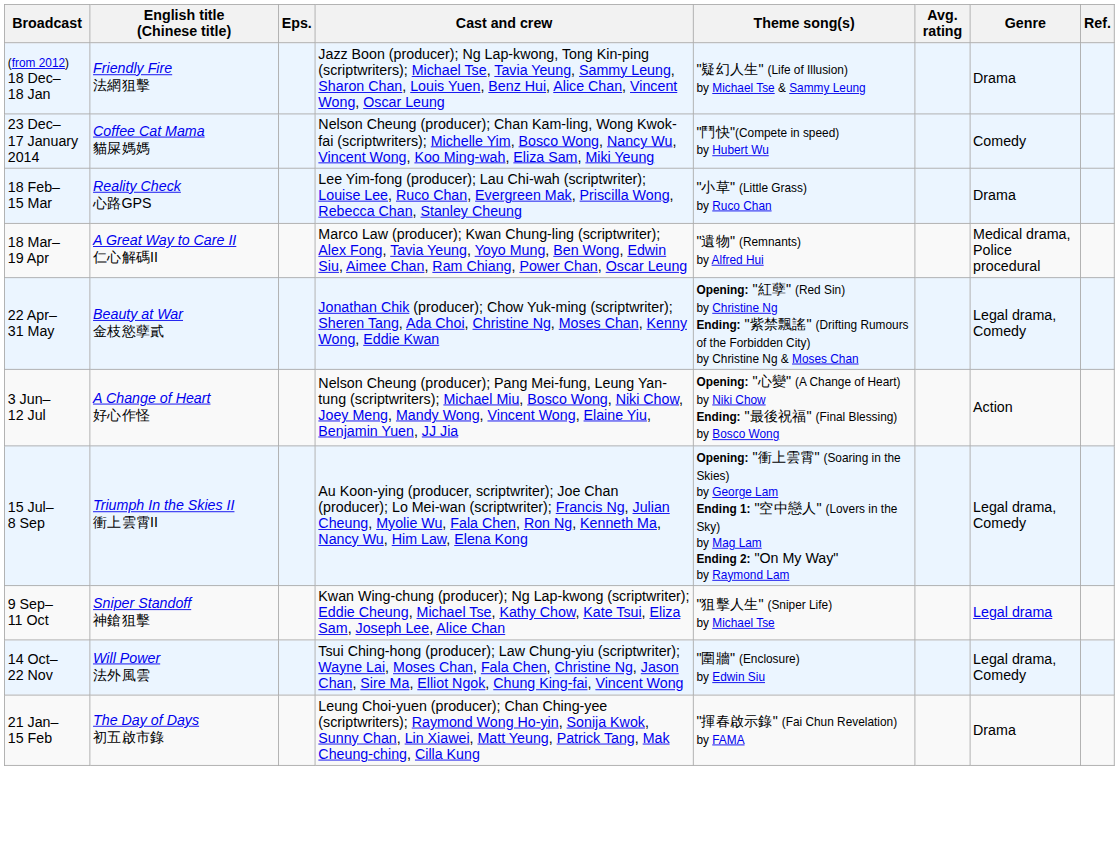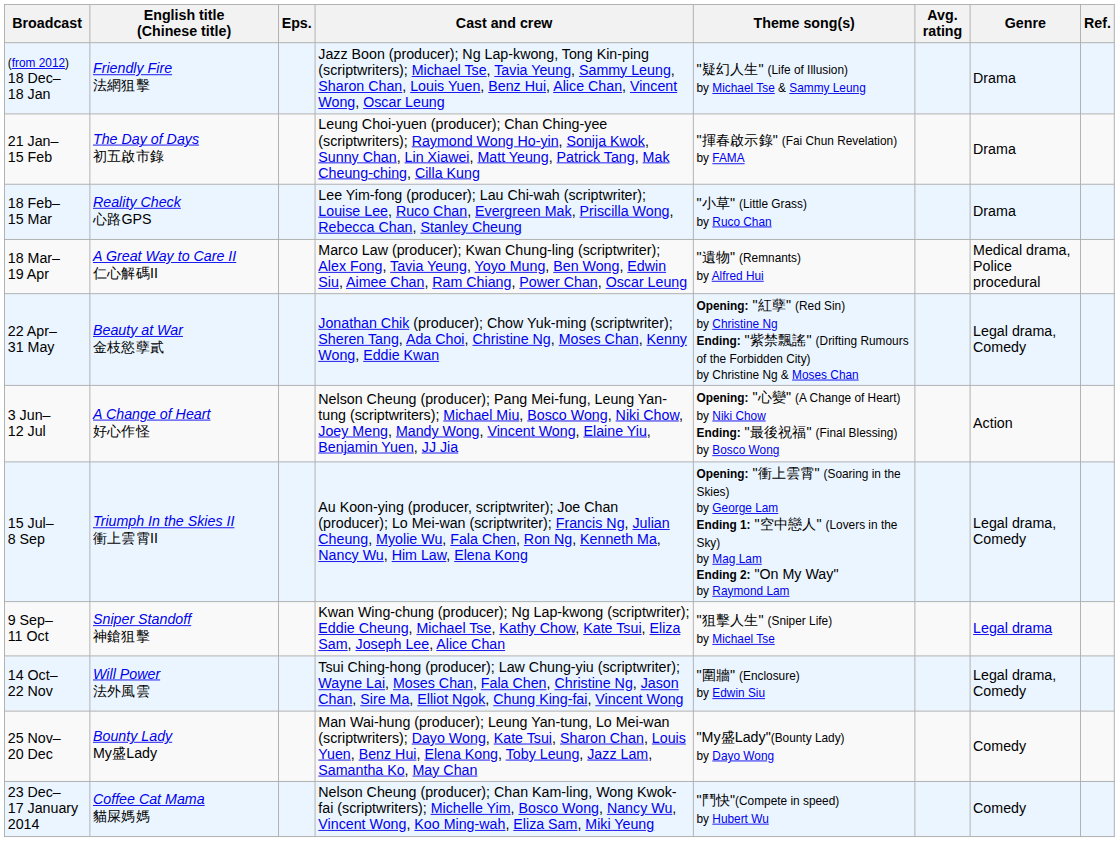rows swapped: (33, 730) <-> (43, 141)
+ row: (34, 746)
